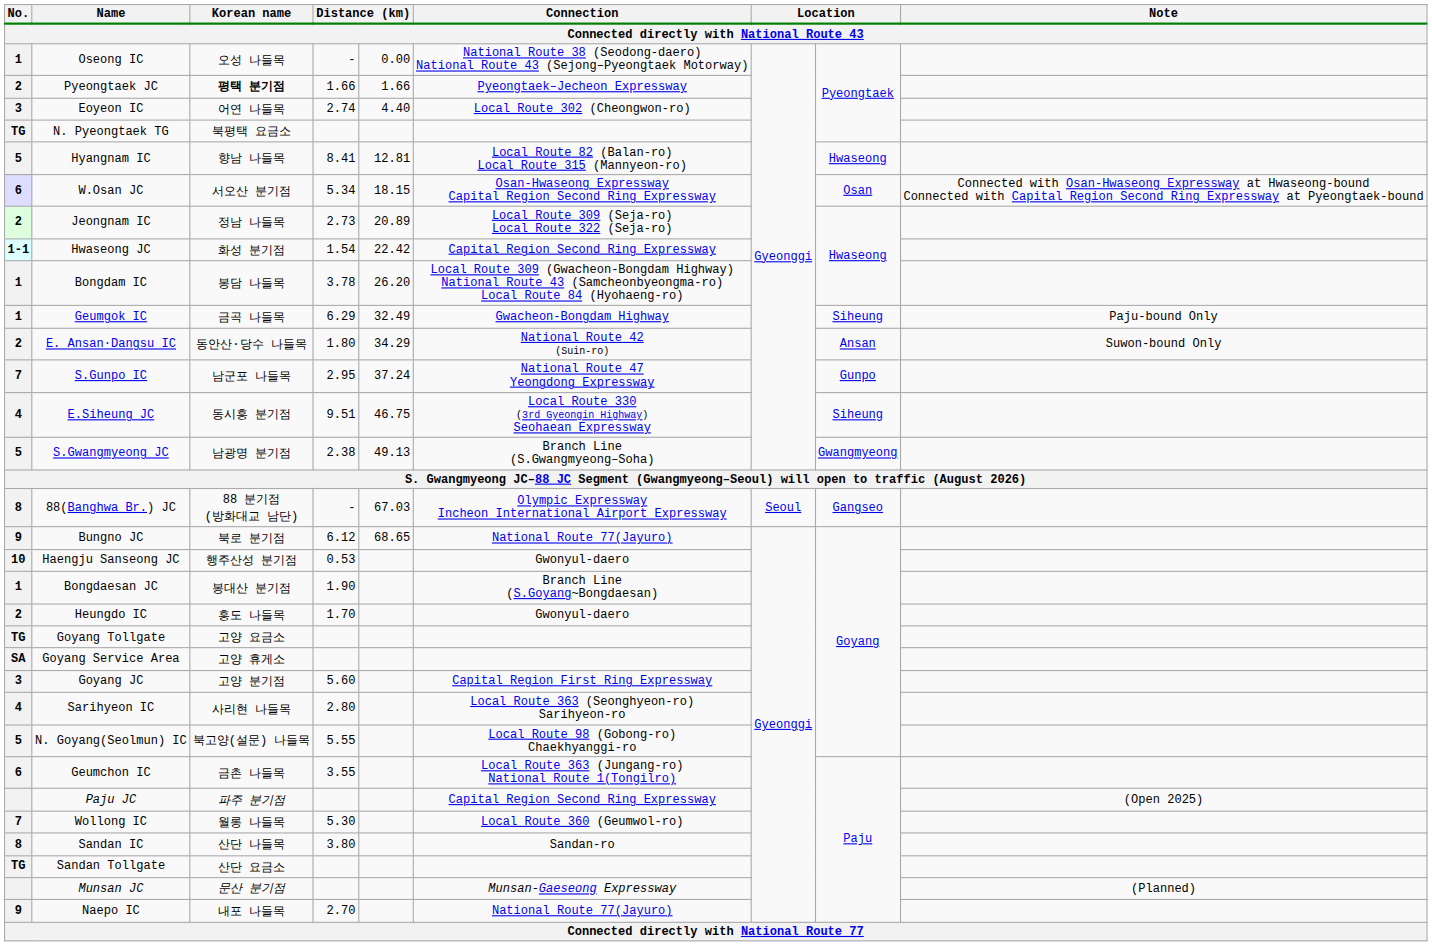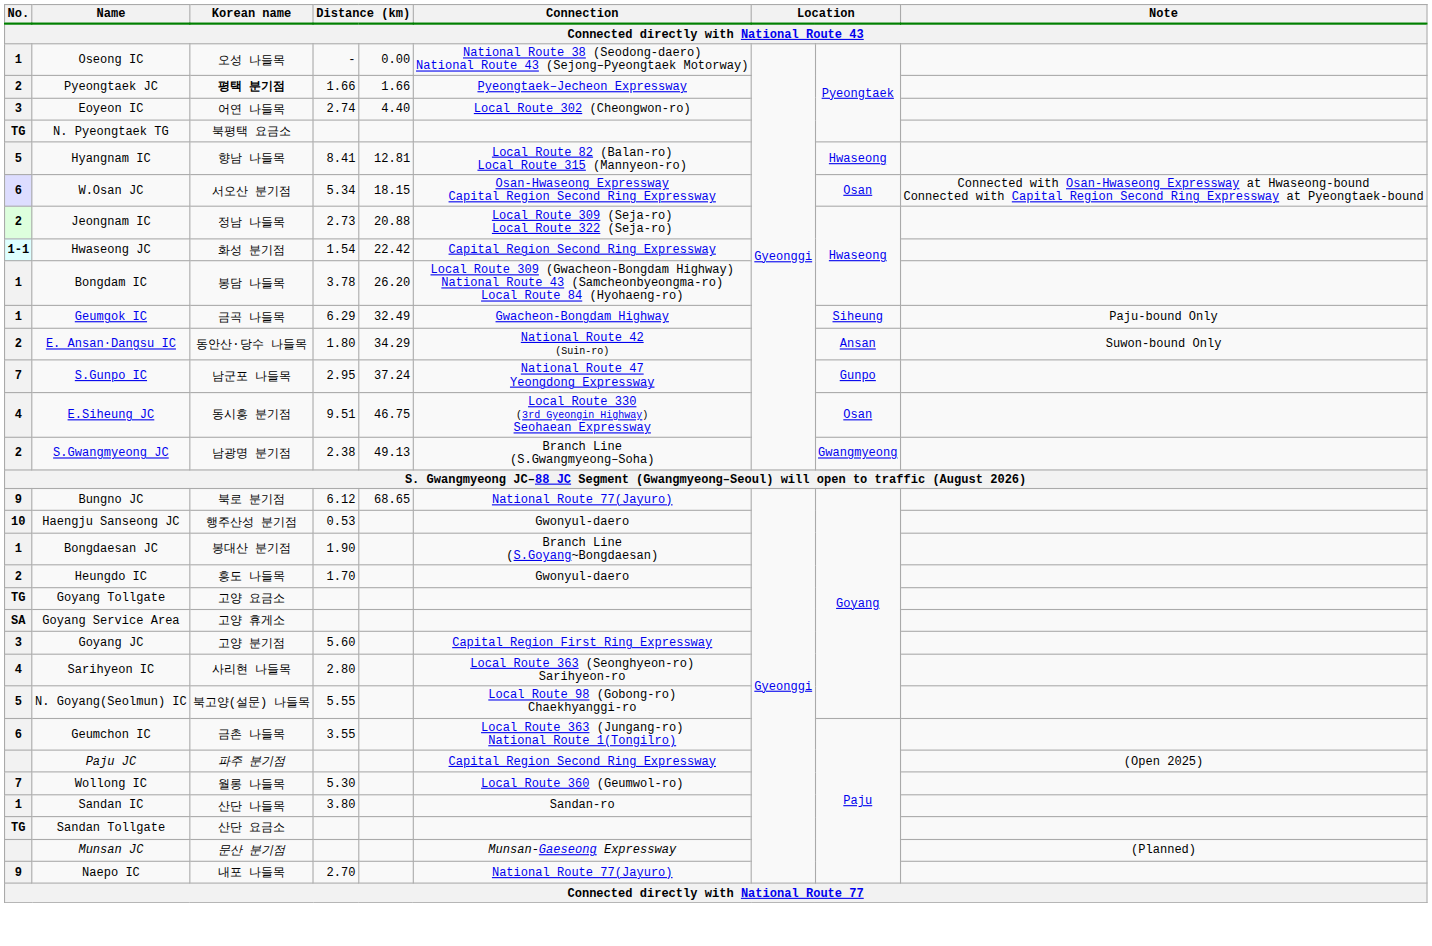(392, 223) 20.89 -> (392, 223) 20.88
(858, 415) Siheung -> (858, 415) Osan
(18, 453) 5 -> (18, 453) 2
- row: (111, 508)
(18, 844) 8 -> (18, 806) 1
